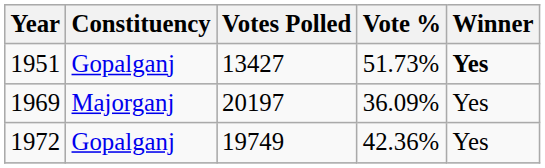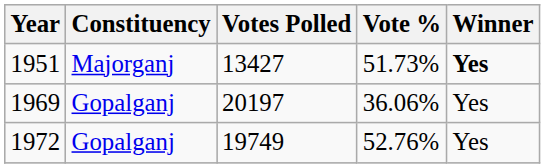(123, 63) Gopalganj -> (123, 63) Majorganj
(123, 102) Majorganj -> (123, 102) Gopalganj
(401, 102) 36.09% -> (401, 102) 36.06%
(401, 142) 42.36% -> (401, 142) 52.76%
